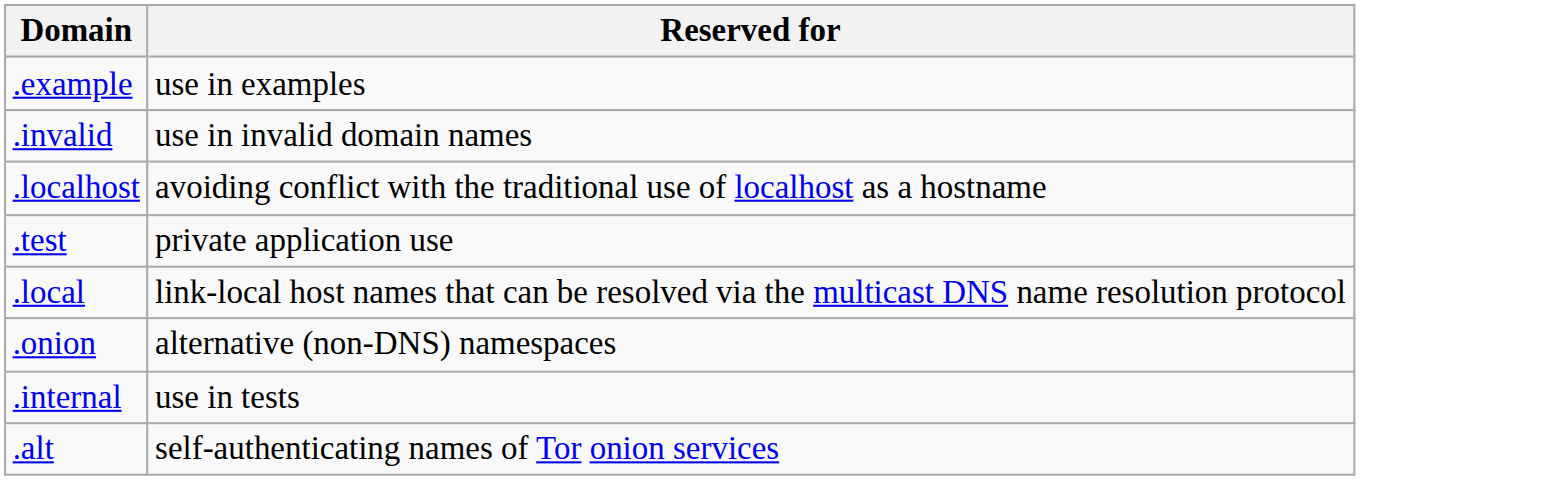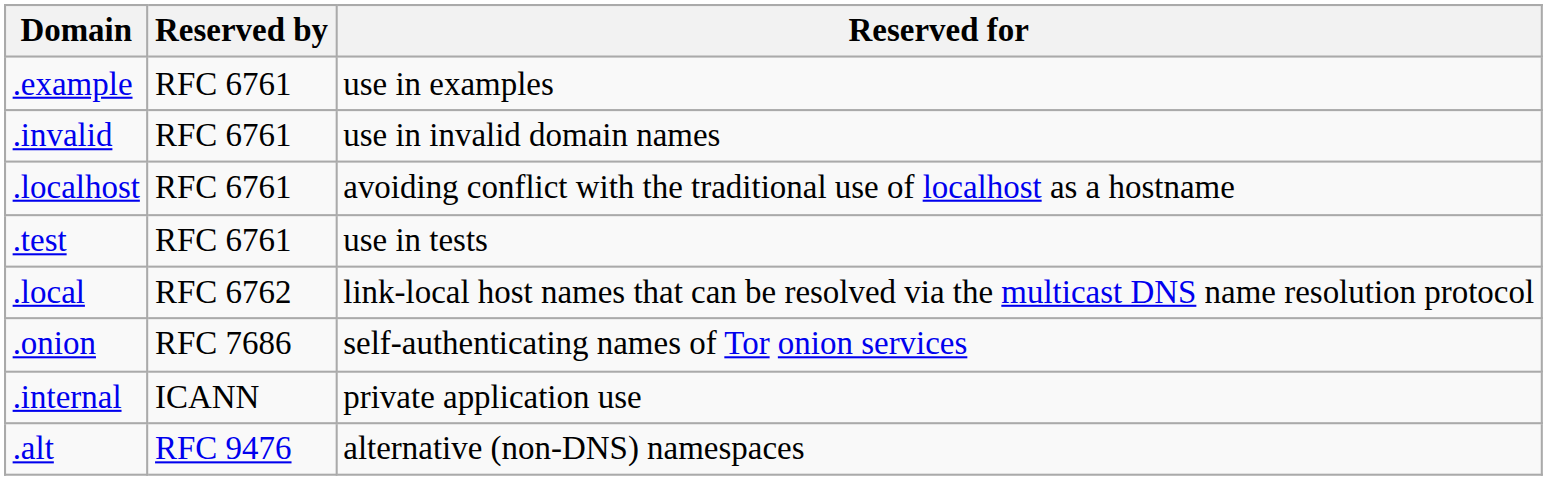+ column: (242, 30)
(304, 239) private application use -> (416, 239) use in tests
(386, 344) alternative (non-DNS) namespaces -> (655, 344) self-authenticating names of Tor onion services
(227, 396) use in tests -> (492, 396) private application use
(467, 448) self-authenticating names of Tor onion services -> (574, 448) alternative (non-DNS) namespaces
